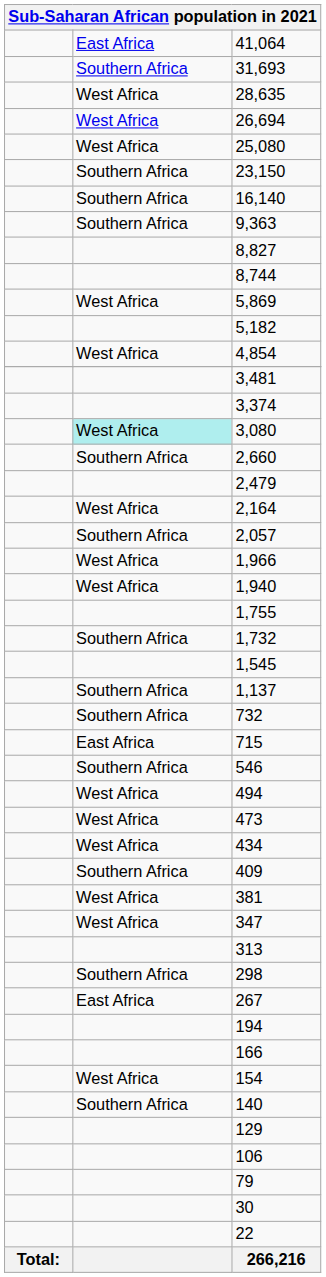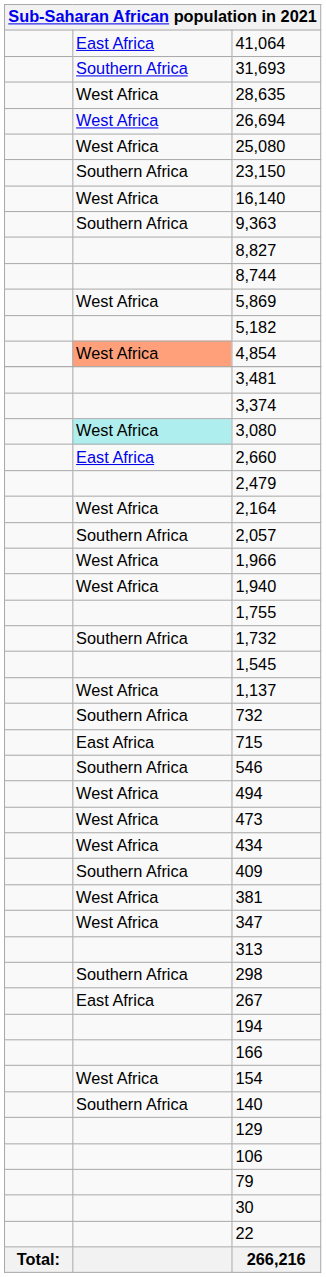(132, 198) Southern Africa -> (117, 198) West Africa
(117, 353) no background -> (117, 353) lightsalmon background
(132, 457) Southern Africa -> (115, 457) East Africa
(132, 690) Southern Africa -> (117, 690) West Africa
